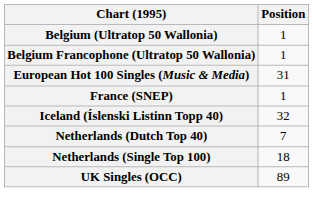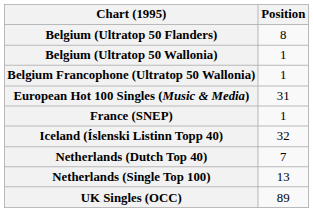+ row: (131, 34)
(283, 156) 18 -> (283, 177) 13
